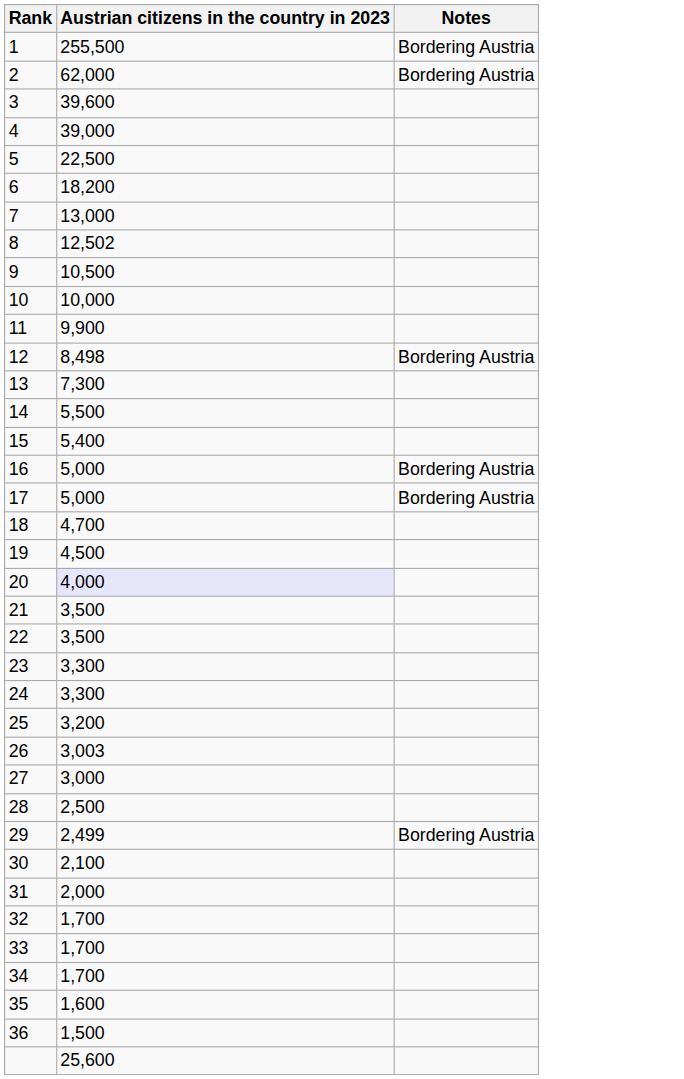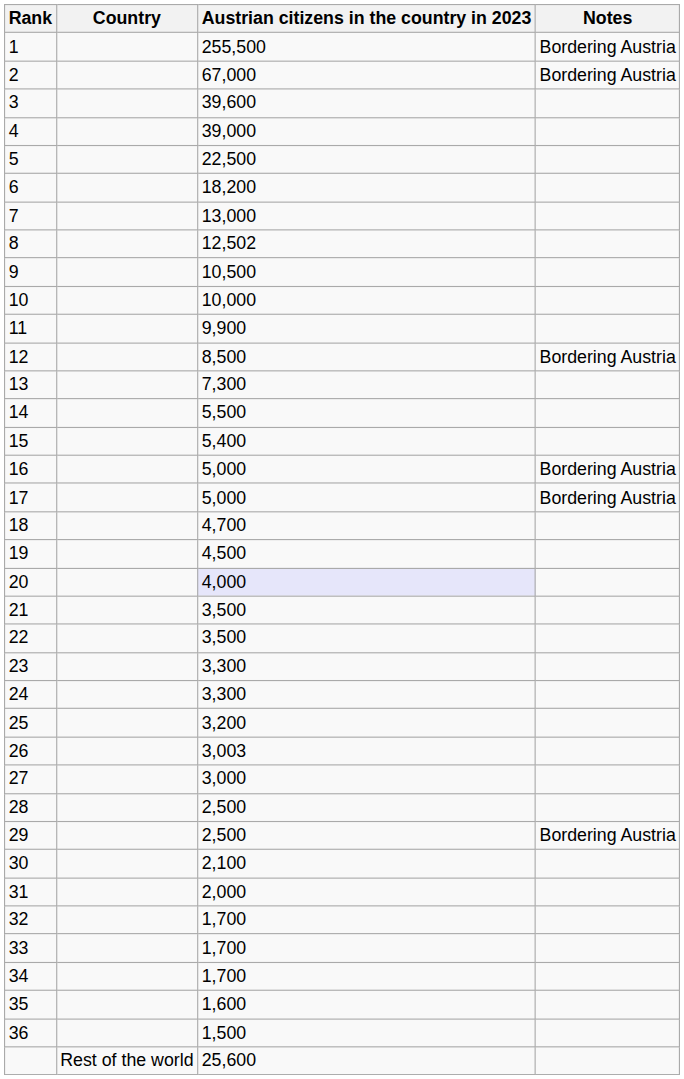+ column: (127, 18)
(87, 74) 62,000 -> (229, 74) 67,000
(82, 356) 8,498 -> (224, 356) 8,500
(82, 835) 2,499 -> (224, 835) 2,500
